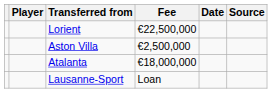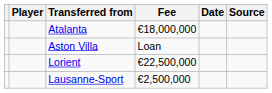rows swapped: (64, 29) <-> (68, 63)
(164, 46) €2,500,000 -> (149, 46) Loan
(149, 79) Loan -> (164, 79) €2,500,000
